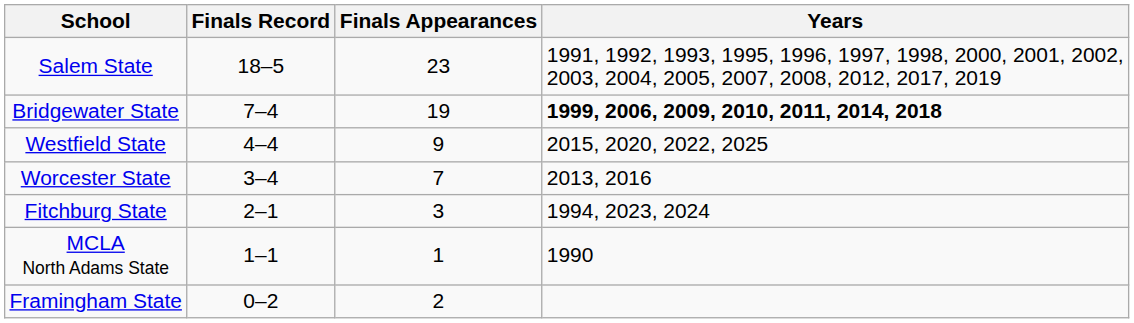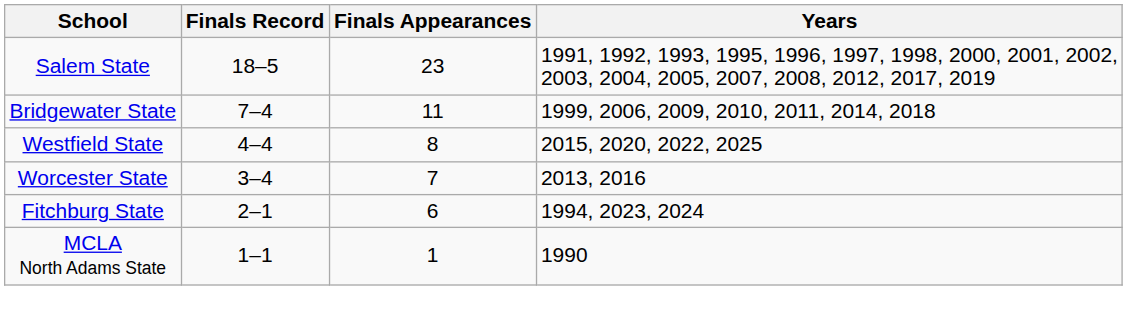(438, 111) 19 -> (433, 111) 11
(744, 111) bold -> (738, 111) normal
(438, 144) 9 -> (433, 144) 8
(438, 210) 3 -> (433, 210) 6
- row: (96, 300)
